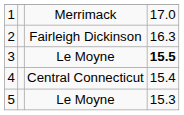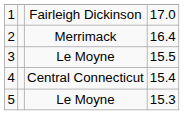(85, 15) Merrimack -> (85, 15) Fairleigh Dickinson
(85, 36) Fairleigh Dickinson -> (85, 36) Merrimack
(163, 36) 16.3 -> (163, 36) 16.4
(163, 57) bold -> (163, 57) normal
